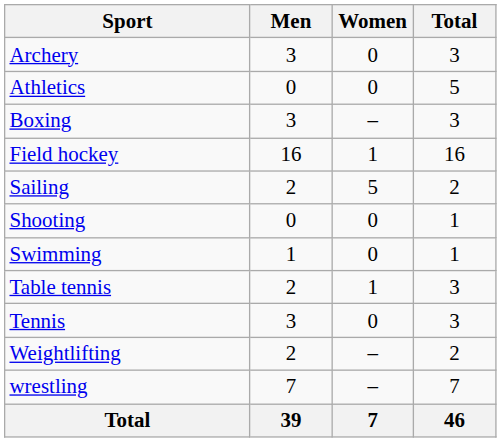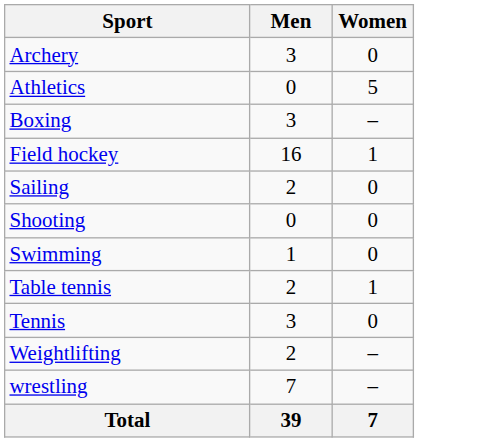- column: (454, 21)
(373, 87) 0 -> (373, 87) 5
(373, 187) 5 -> (373, 187) 0
